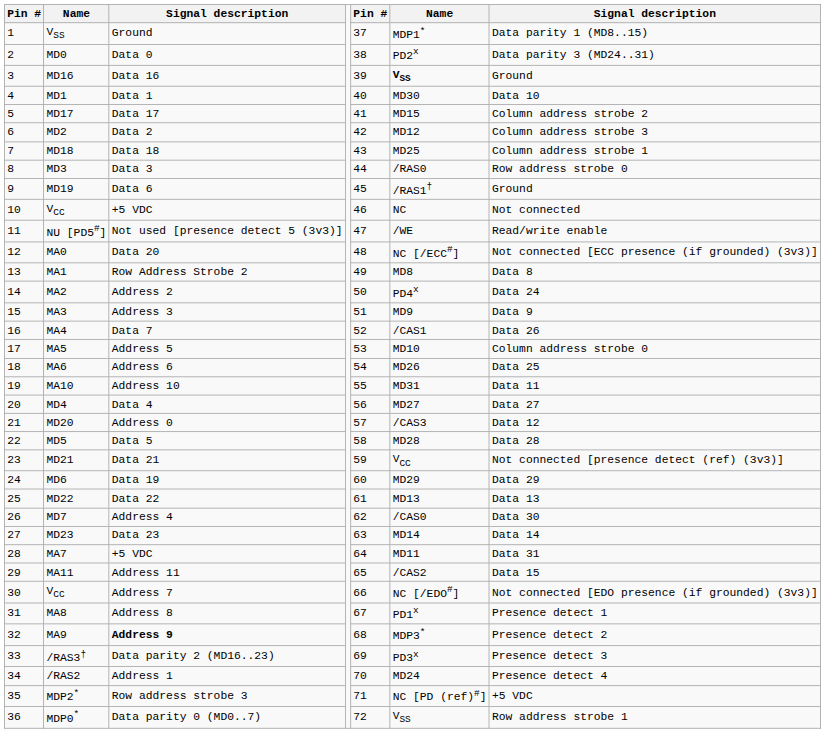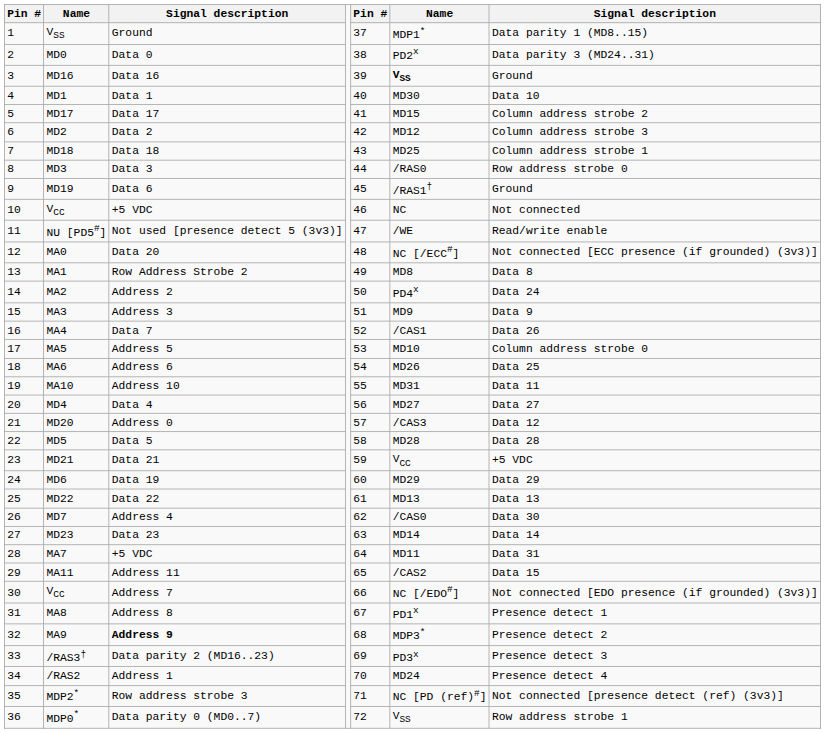(638, 461) Not connected [presence detect (ref) (3v3)] -> (512, 461) +5 VDC
(512, 696) +5 VDC -> (638, 696) Not connected [presence detect (ref) (3v3)]
